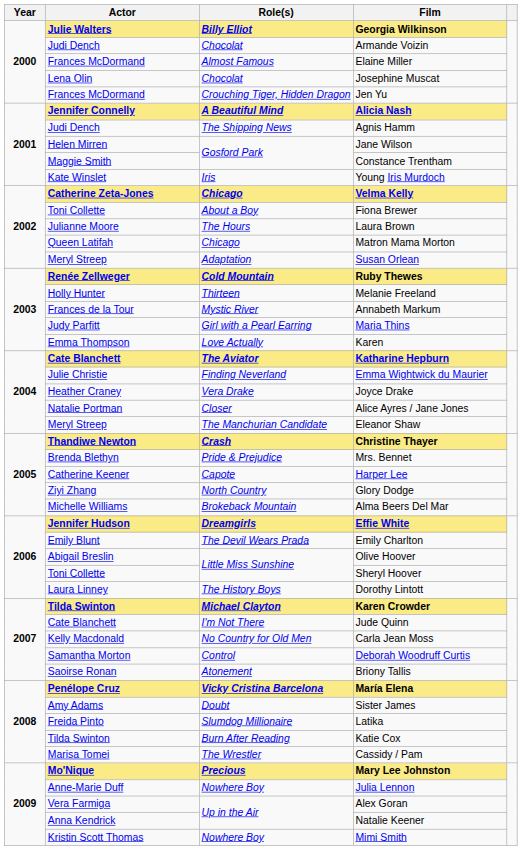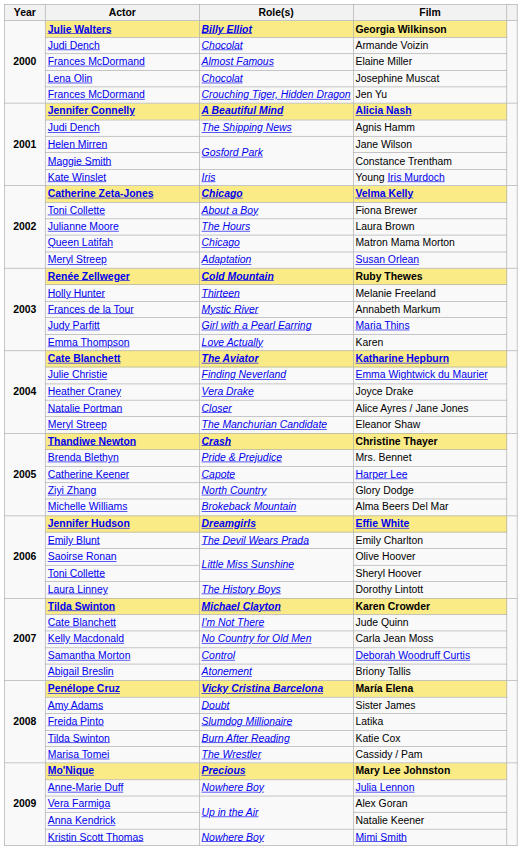(81, 557) Abigail Breslin -> (82, 557) Saoirse Ronan
(82, 672) Saoirse Ronan -> (81, 672) Abigail Breslin
